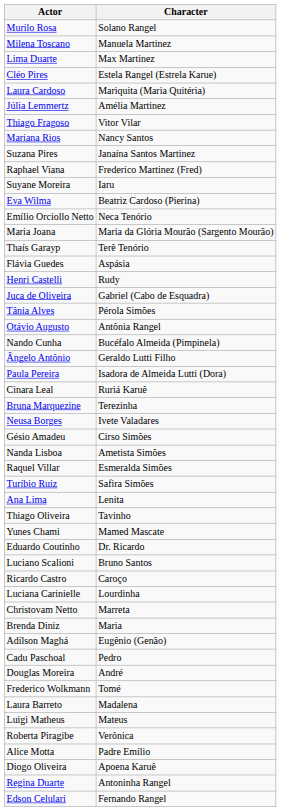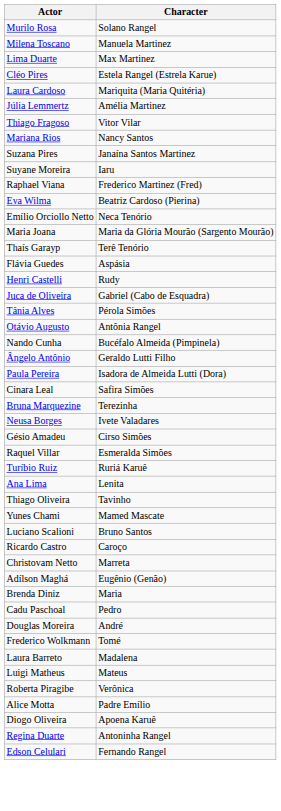rows swapped: (36, 169) <-> (38, 185)
(123, 389) Ruriá Karuê -> (126, 389) Safira Simões
- row: (34, 452)
(126, 484) Safira Simões -> (123, 468) Ruriá Karuê
- row: (43, 547)
- row: (43, 594)
rows swapped: (37, 641) <-> (33, 625)
